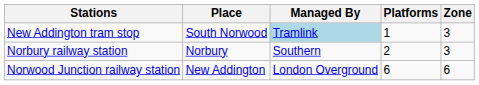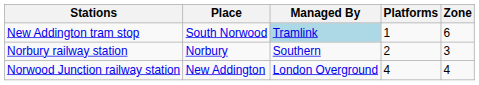(447, 32) 3 -> (447, 32) 6
(387, 70) 6 -> (387, 70) 4
(447, 70) 6 -> (447, 70) 4
